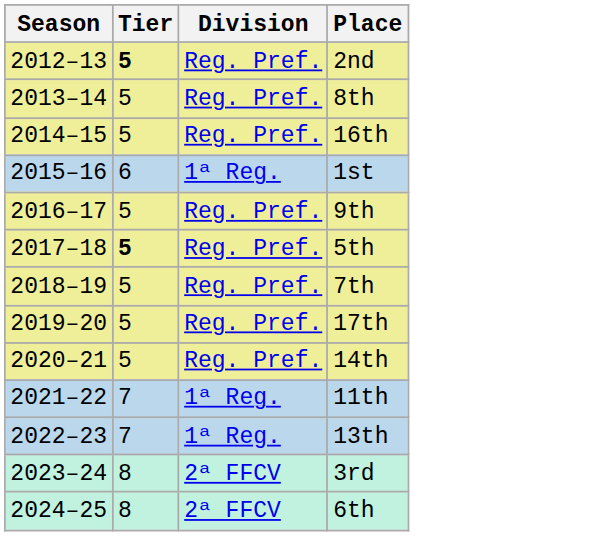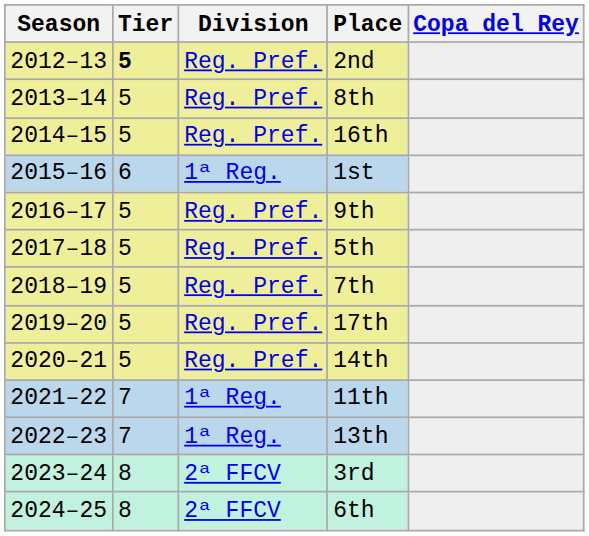+ column: (496, 24)
(125, 249) bold -> (125, 249) normal
